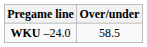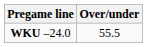(109, 33) 58.5 -> (109, 33) 55.5
